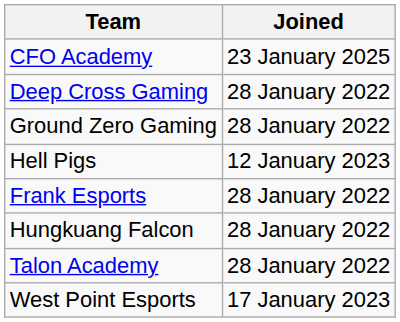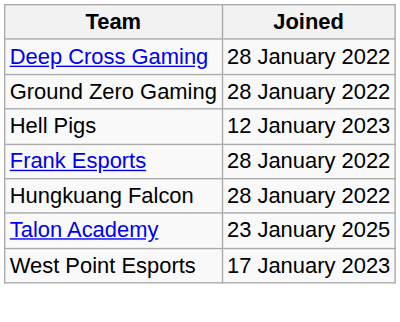- row: (81, 56)
(309, 265) 28 January 2022 -> (309, 230) 23 January 2025
